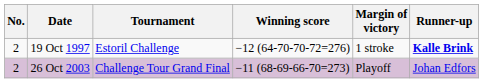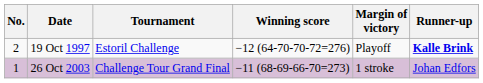(375, 48) 1 stroke -> (373, 48) Playoff
(16, 68) 2 -> (16, 68) 1
(373, 68) Playoff -> (375, 68) 1 stroke
